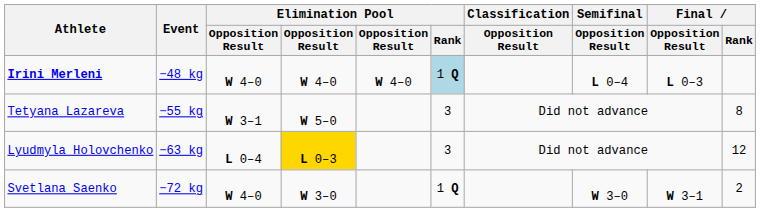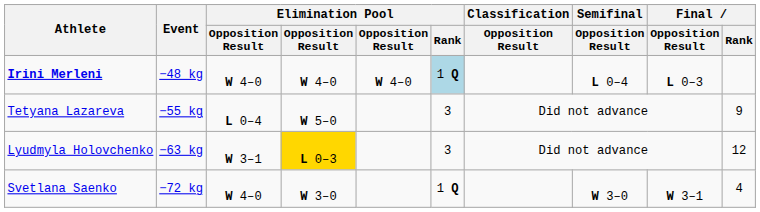(243, 121) W 3–1 -> (243, 121) L 0–4
(739, 112) 8 -> (739, 112) 9
(243, 159) L 0–4 -> (243, 159) W 3–1
(739, 188) 2 -> (739, 188) 4
